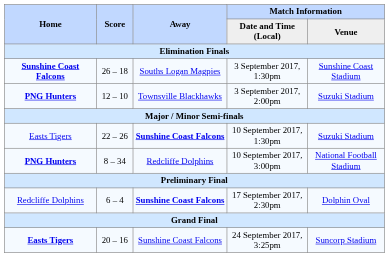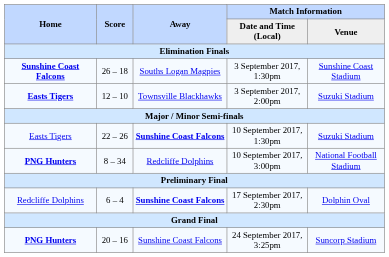(50, 96) PNG Hunters -> (50, 96) Easts Tigers
(50, 240) Easts Tigers -> (50, 240) PNG Hunters
